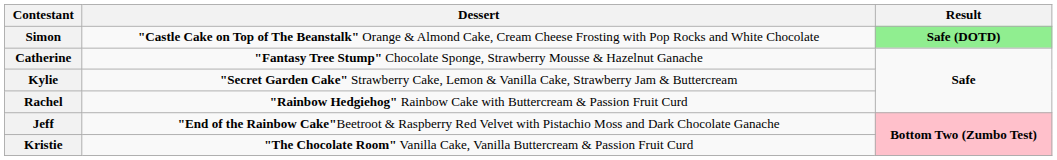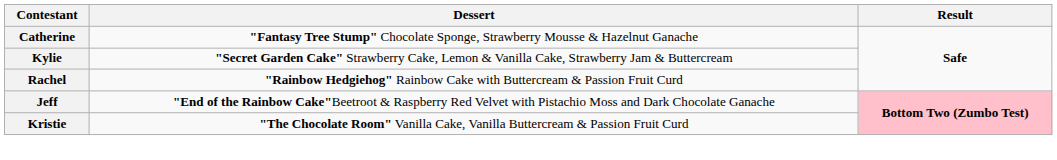- row: (43, 37)
